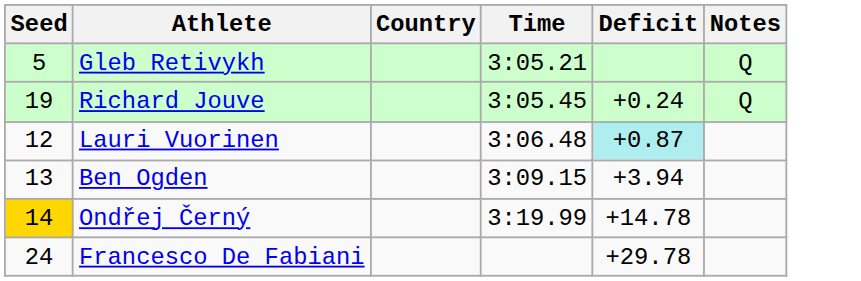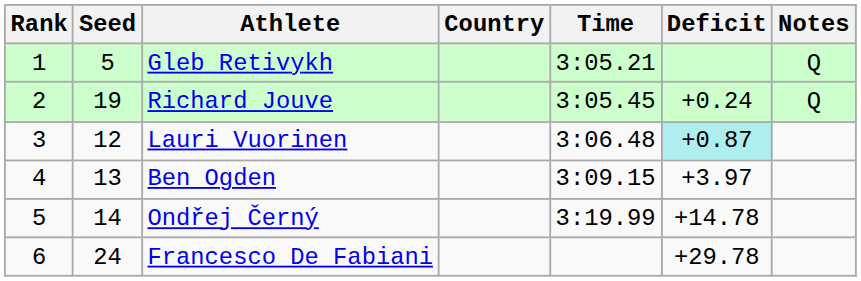+ column: (39, 24)
(648, 179) +3.94 -> (717, 179) +3.97
(39, 218) gold background -> (108, 218) no background
